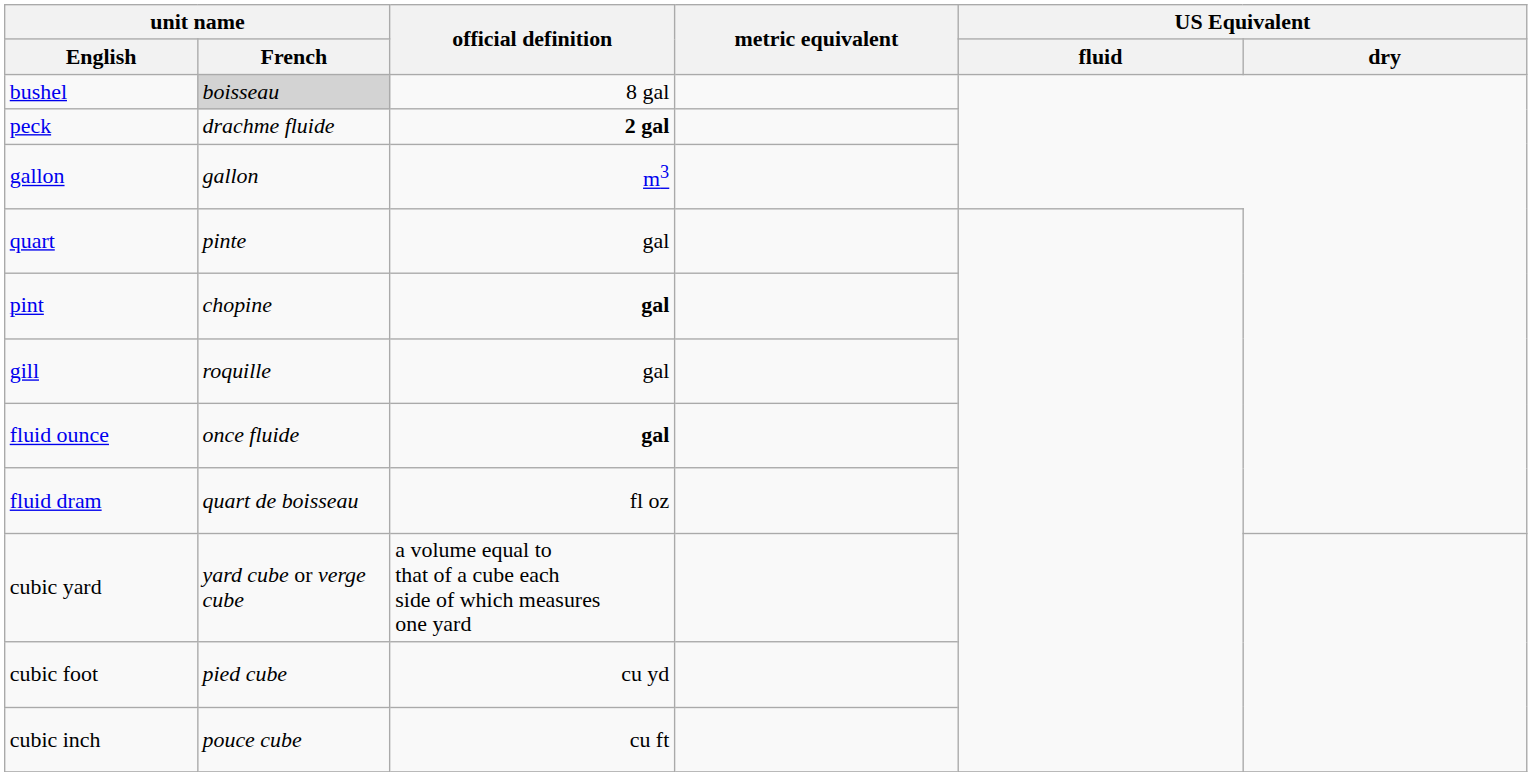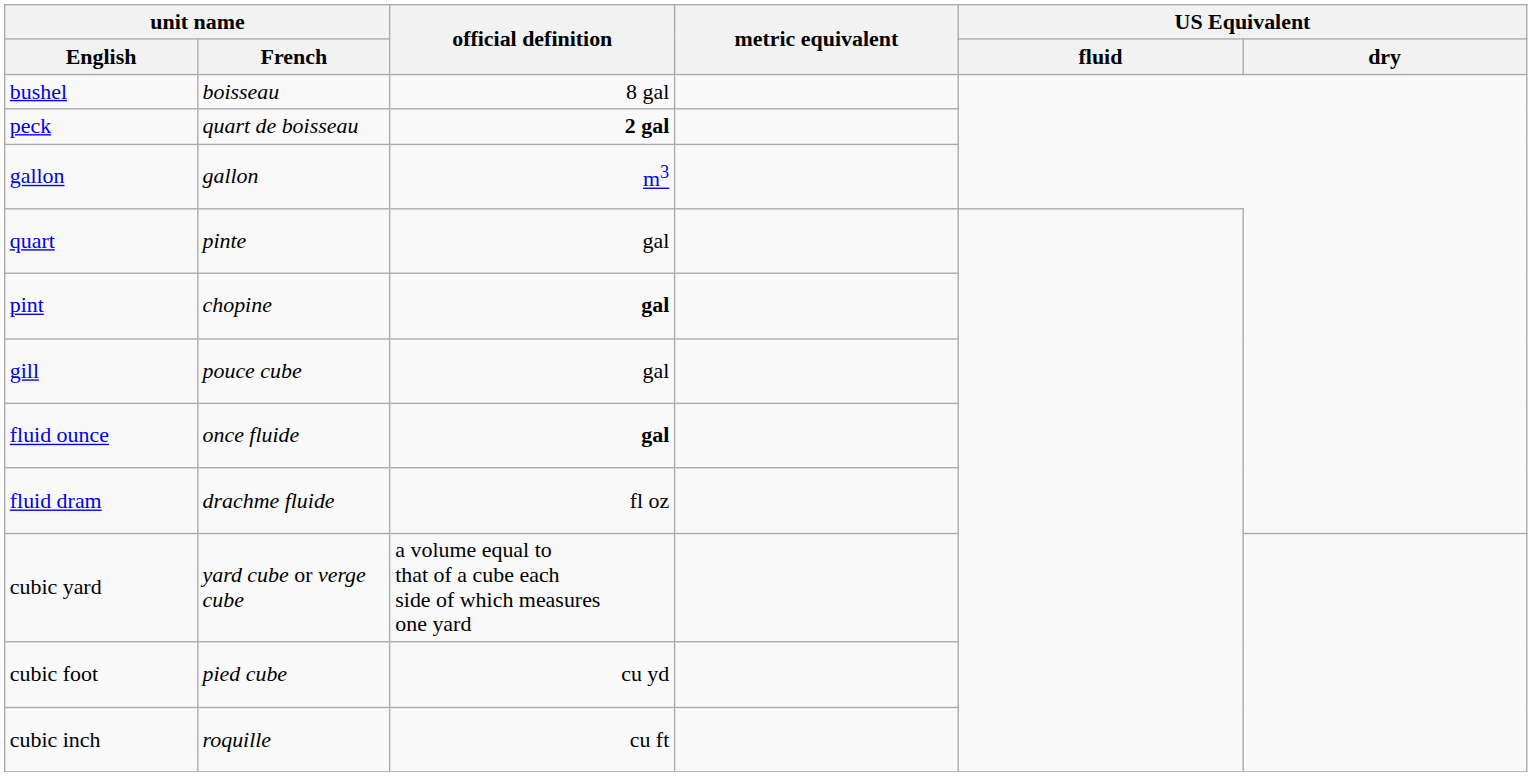(241, 91) lightgrey background -> (241, 91) no background
(269, 126) drachme fluide -> (280, 126) quart de boisseau
(237, 370) roquille -> (252, 370) pouce cube
(280, 500) quart de boisseau -> (269, 500) drachme fluide
(252, 739) pouce cube -> (237, 739) roquille
